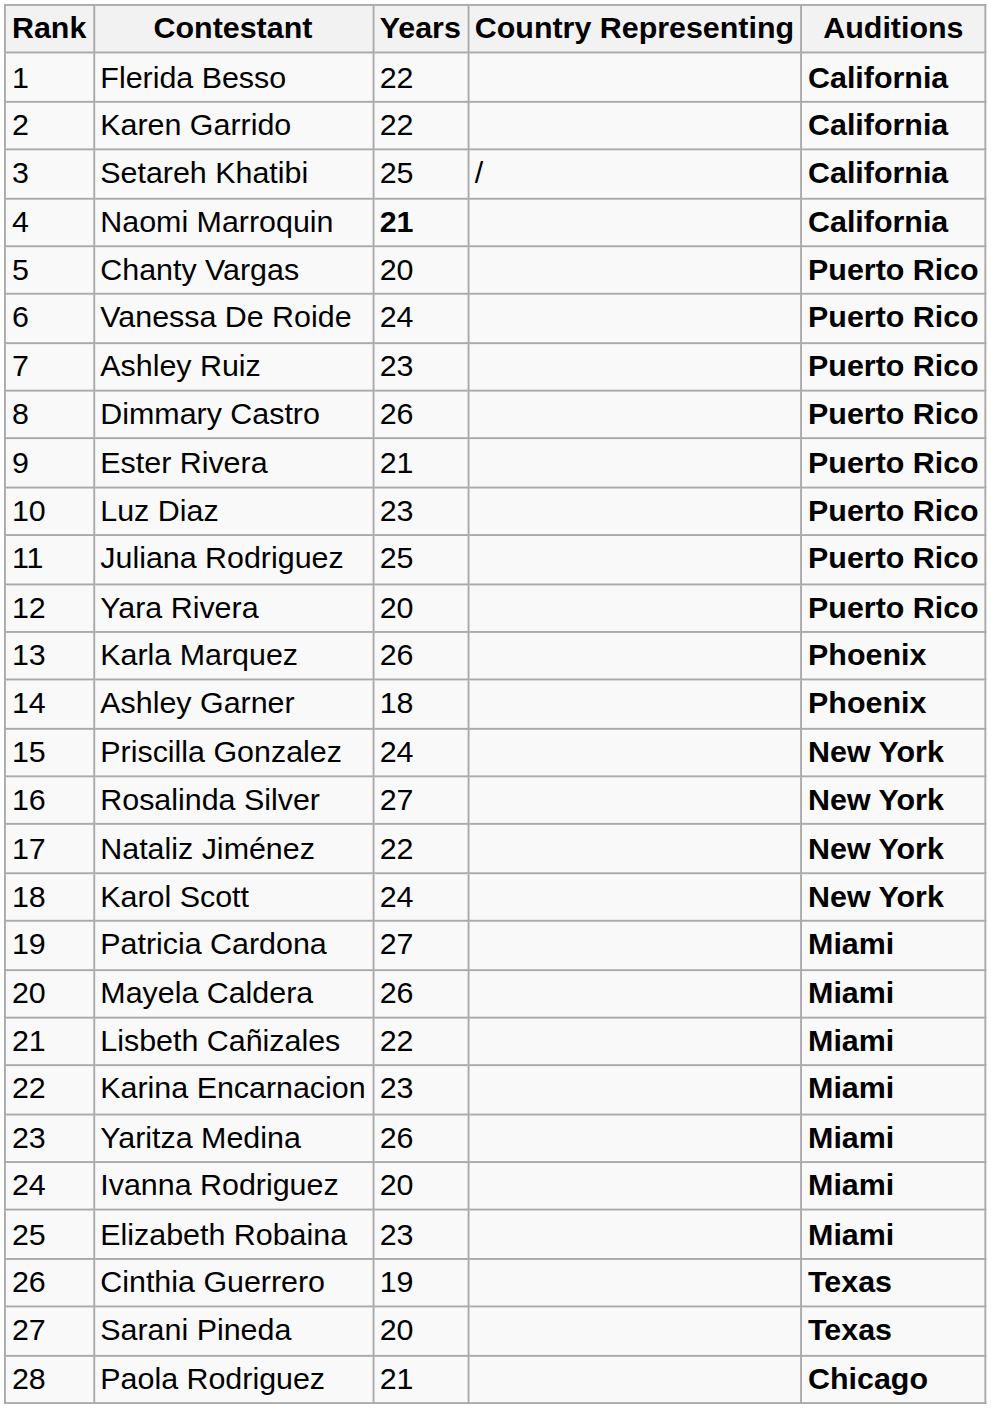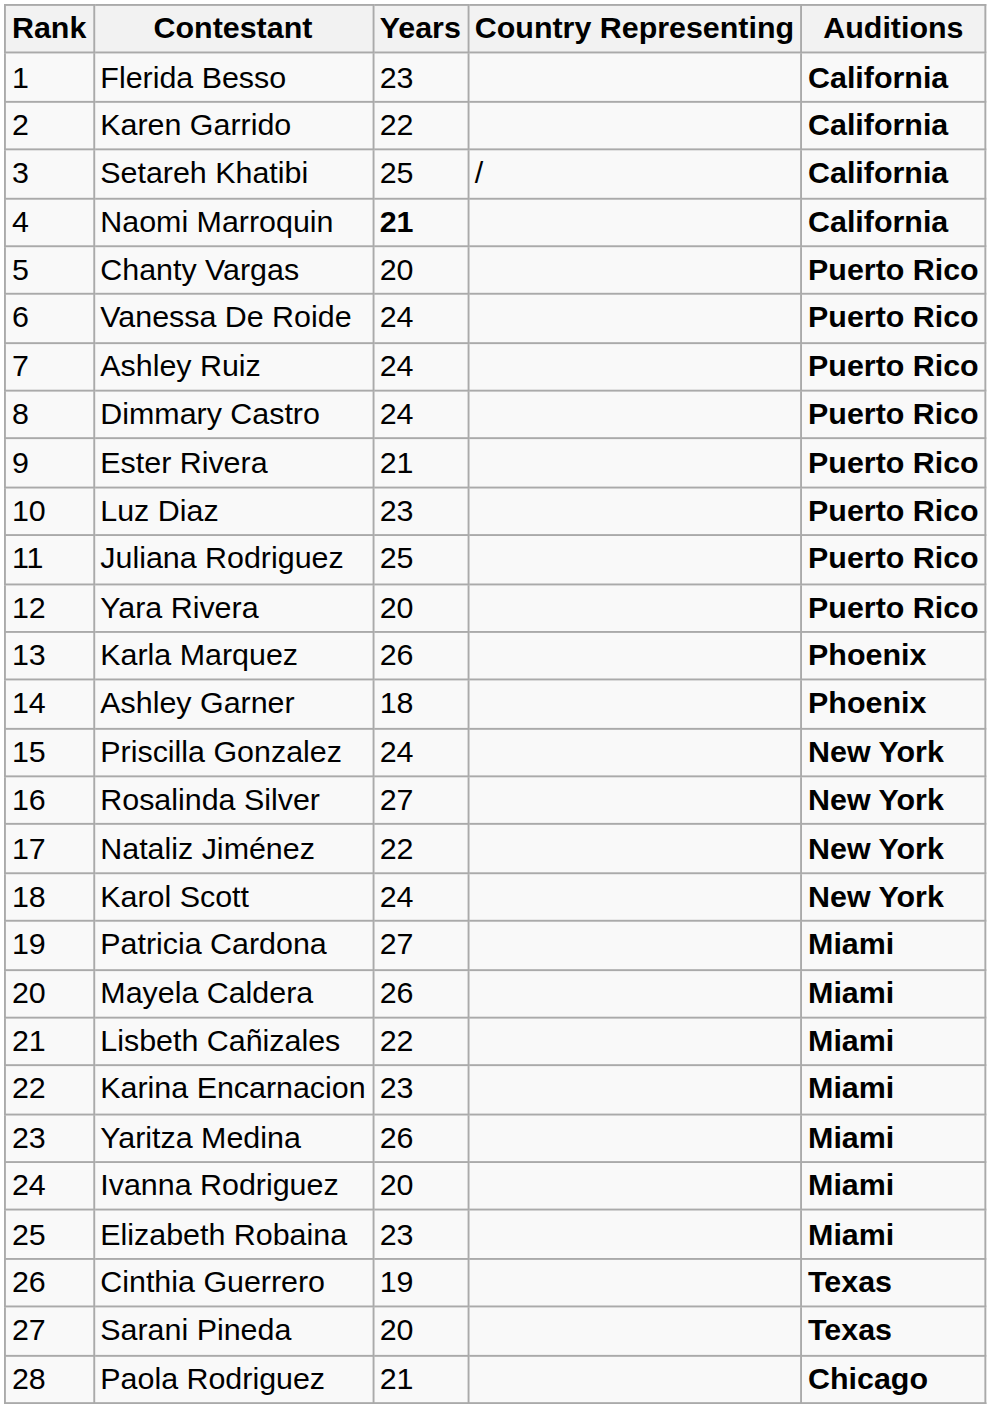(397, 76) 22 -> (397, 76) 23
(397, 366) 23 -> (397, 366) 24
(397, 414) 26 -> (397, 414) 24
